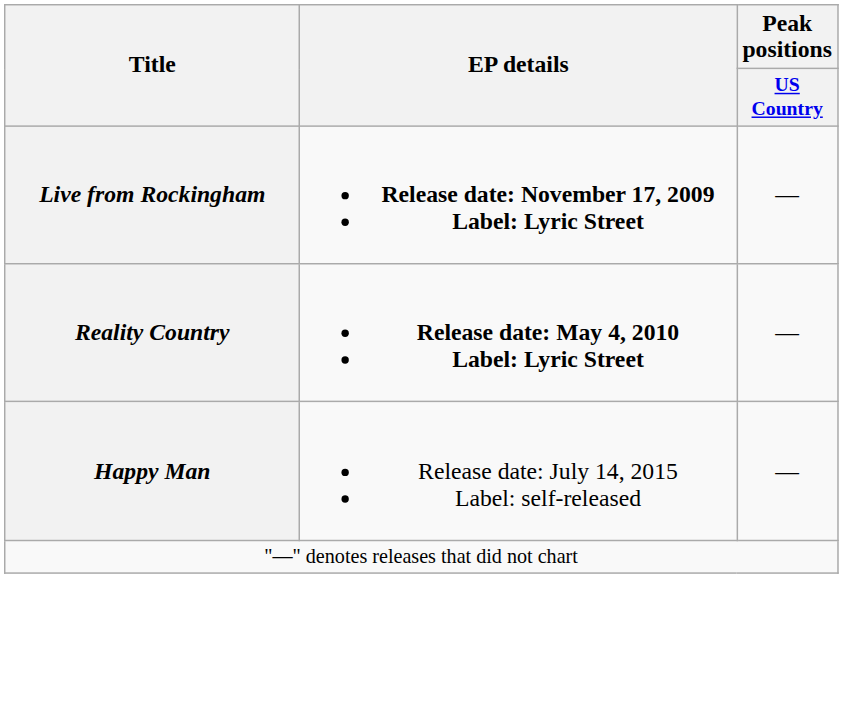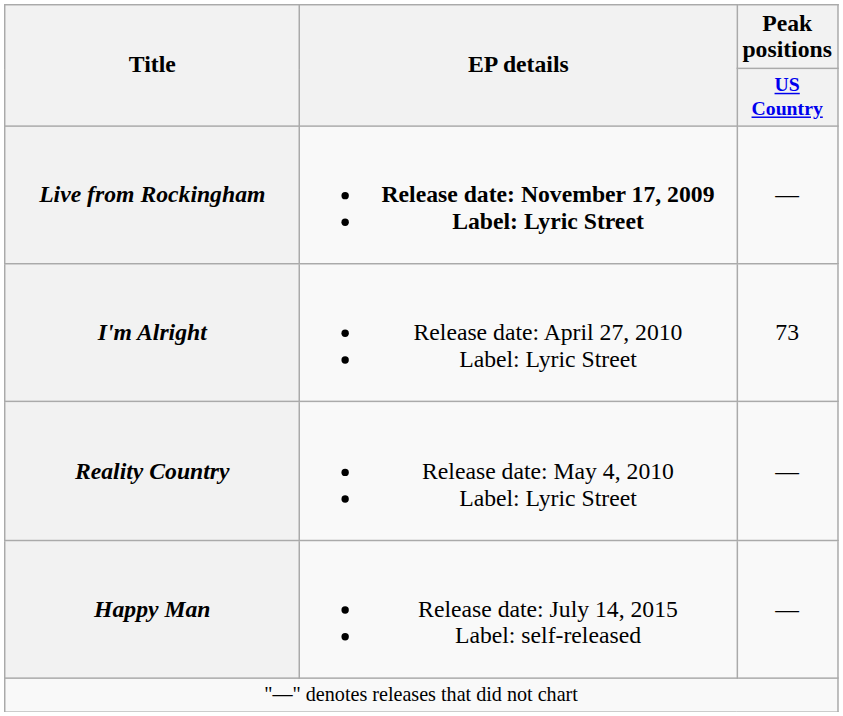+ row: (152, 332)
(518, 346) bold -> (518, 484) normal
